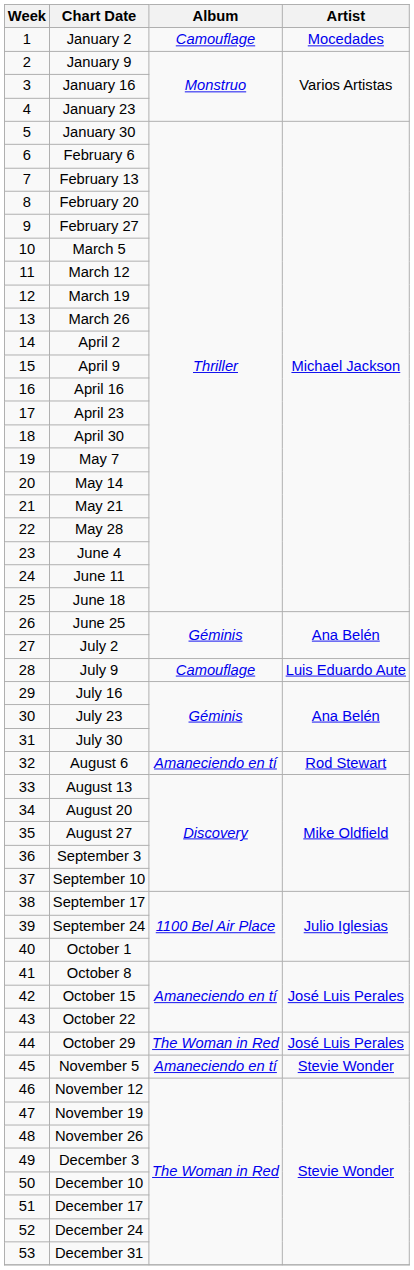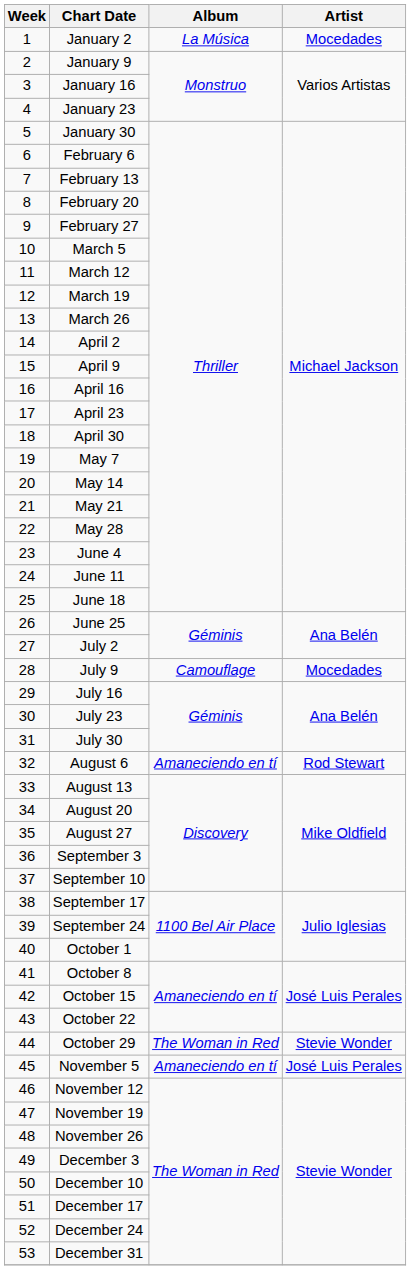(215, 39) Camouflage -> (215, 39) La Música
(346, 669) Luis Eduardo Aute -> (344, 669) Mocedades
(346, 1043) José Luis Perales -> (344, 1043) Stevie Wonder
(346, 1066) Stevie Wonder -> (344, 1066) José Luis Perales
